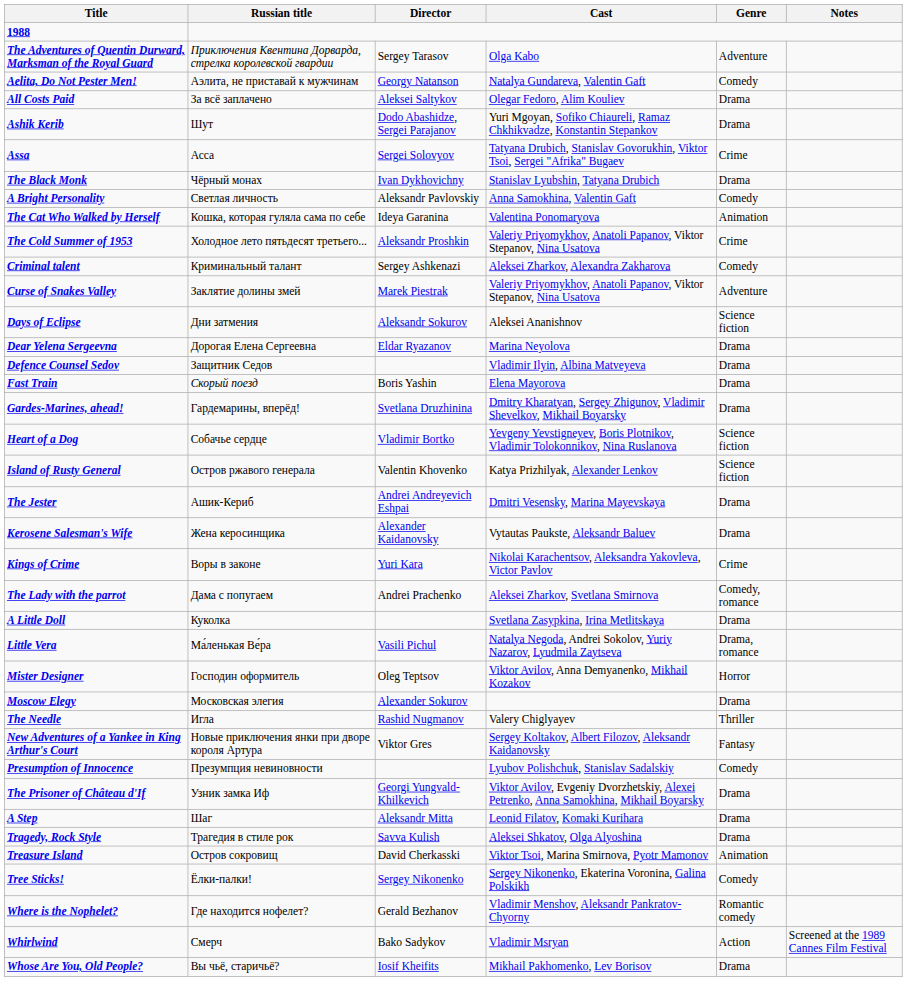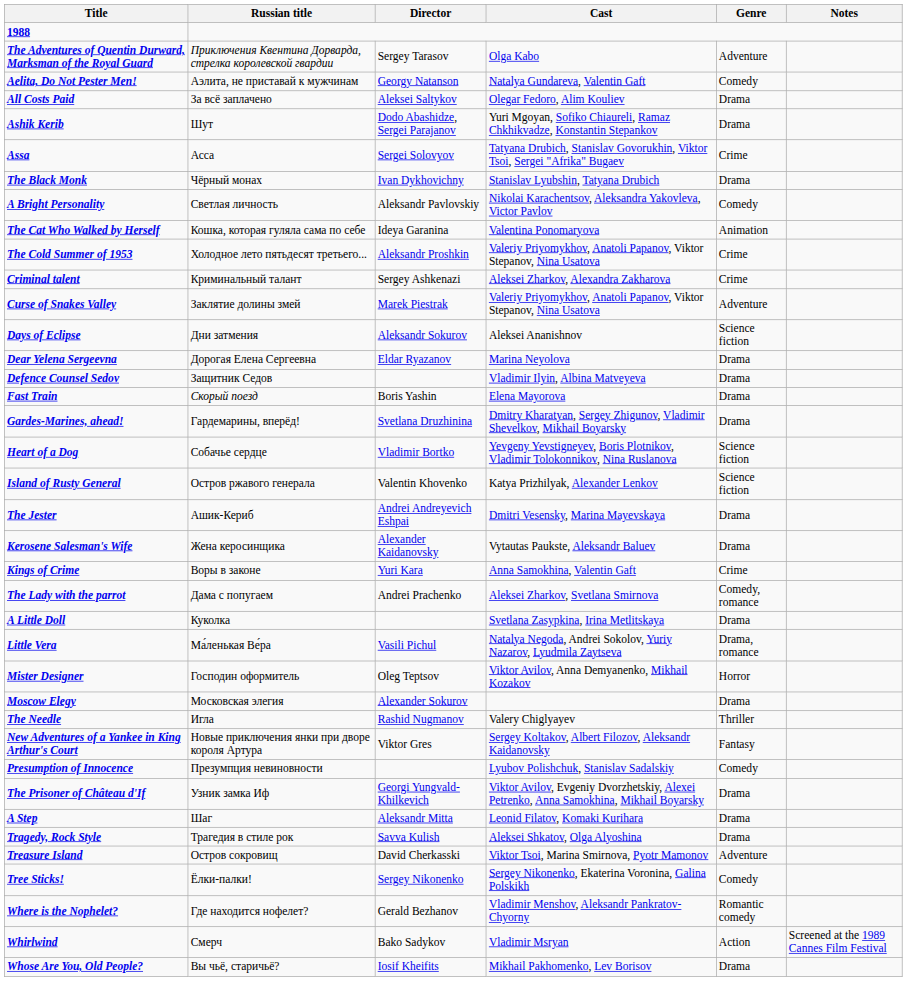(562, 198) Anna Samokhina, Valentin Gaft -> (595, 205) Nikolai Karachentsov, Aleksandra Yakovleva, Victor Pavlov
(738, 266) Comedy -> (733, 279) Crime
(595, 564) Nikolai Karachentsov, Aleksandra Yakovleva, Victor Pavlov -> (562, 571) Anna Samokhina, Valentin Gaft
(743, 855) Animation -> (743, 855) Adventure
